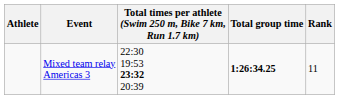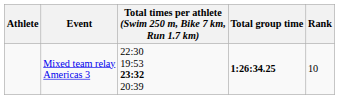(313, 69) 11 -> (313, 69) 10
